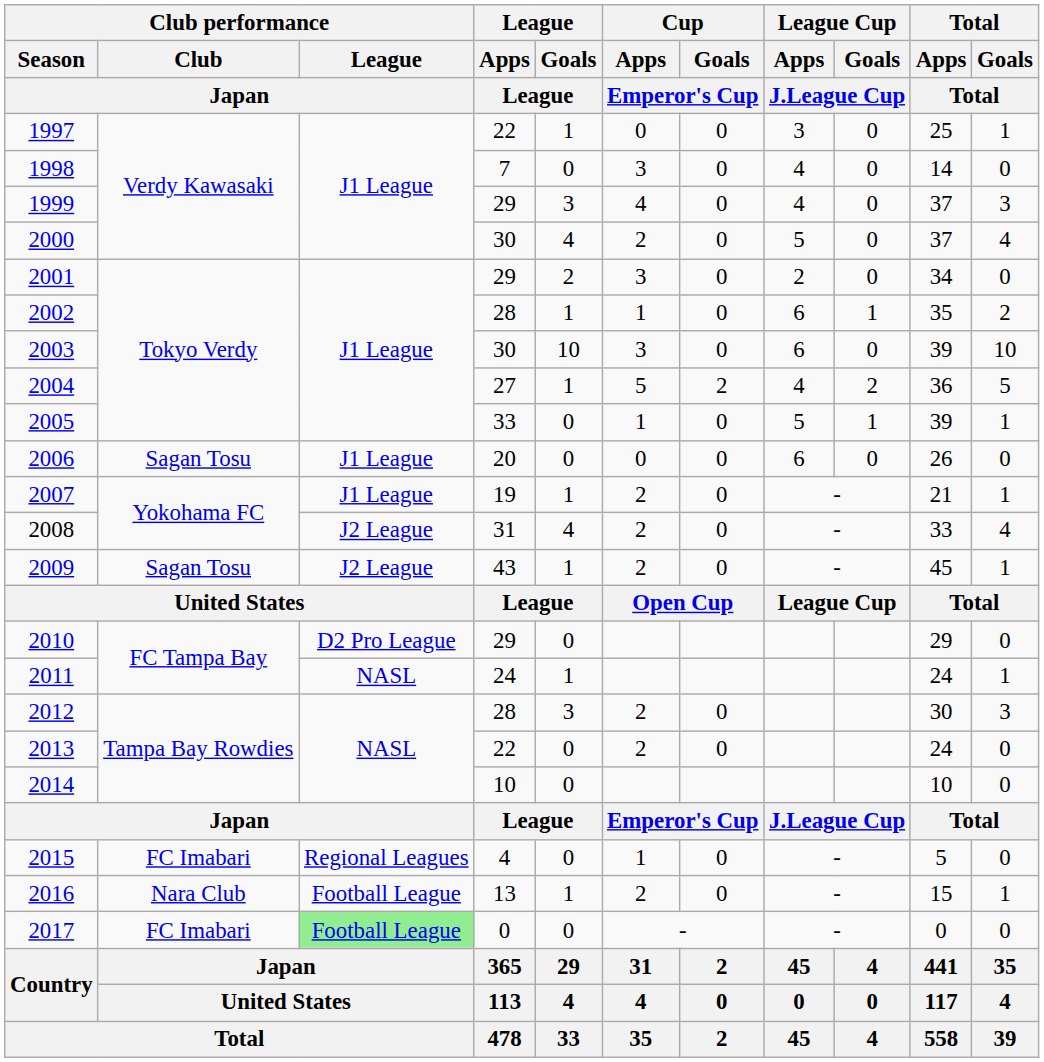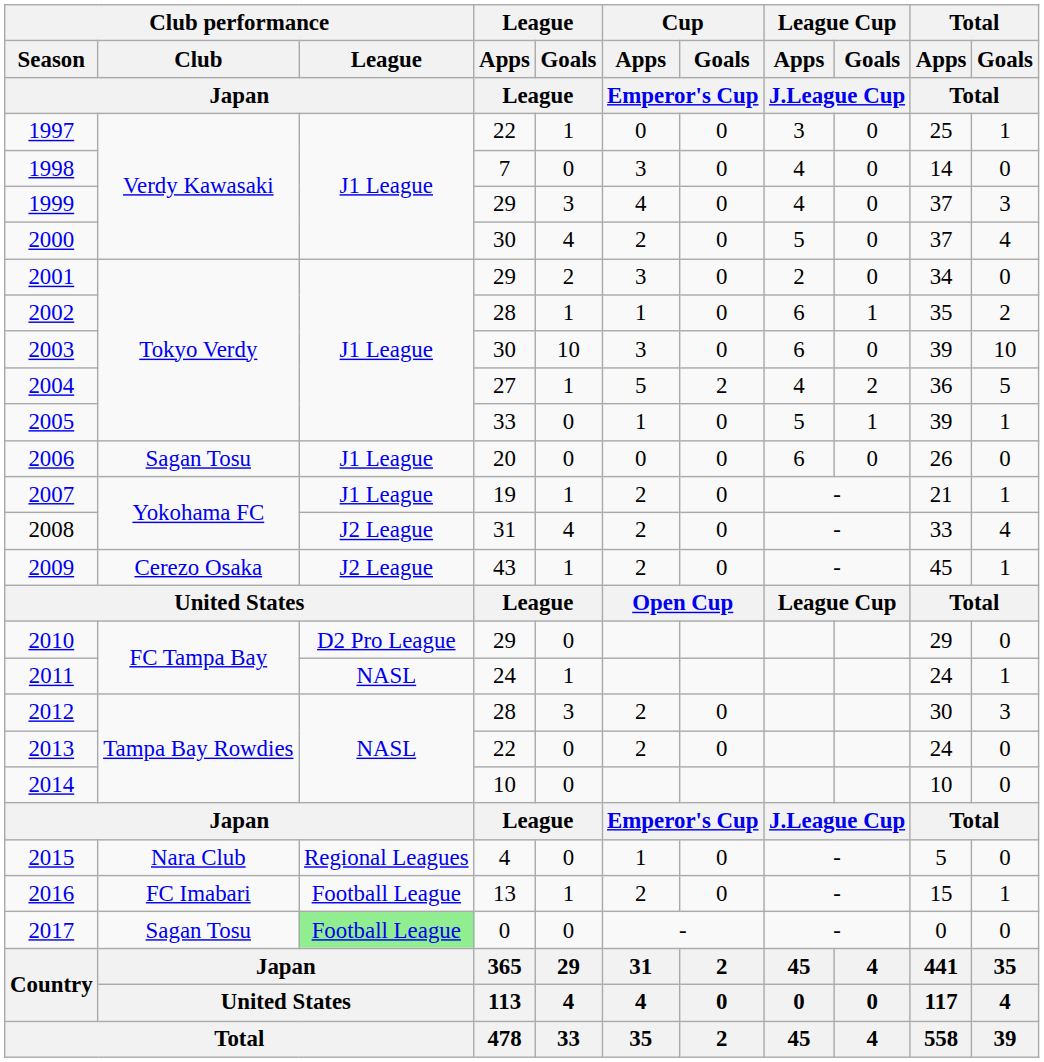(198, 566) Sagan Tosu -> (198, 566) Cerezo Osaka
(198, 857) FC Imabari -> (198, 857) Nara Club
(198, 893) Nara Club -> (198, 893) FC Imabari
(198, 929) FC Imabari -> (198, 929) Sagan Tosu
